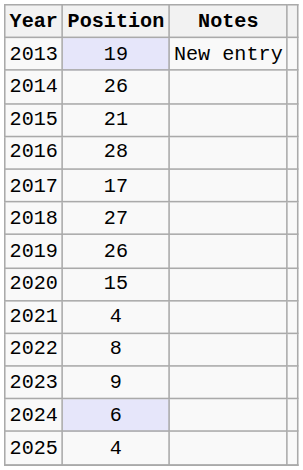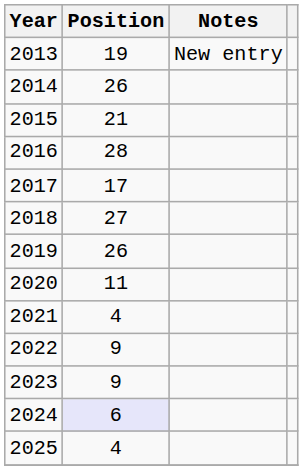(116, 54) lavender background -> (116, 54) no background
(116, 284) 15 -> (116, 284) 11
(116, 350) 8 -> (116, 350) 9
